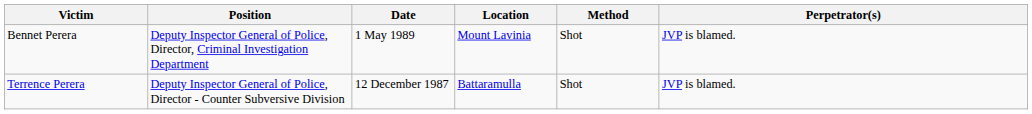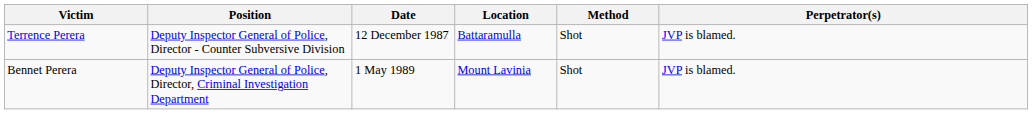rows swapped: (46, 84) <-> (42, 35)
